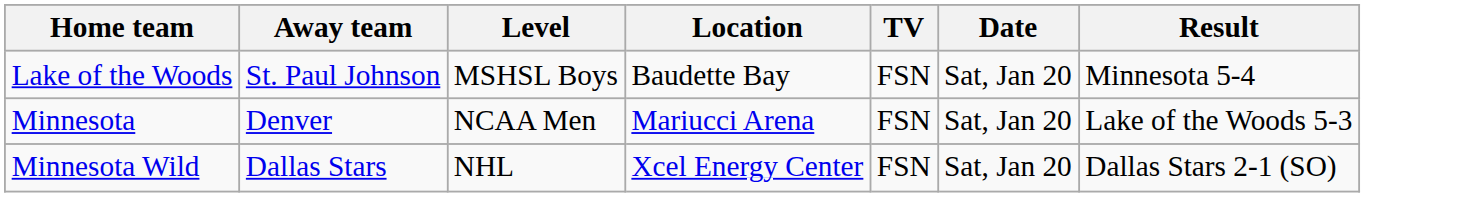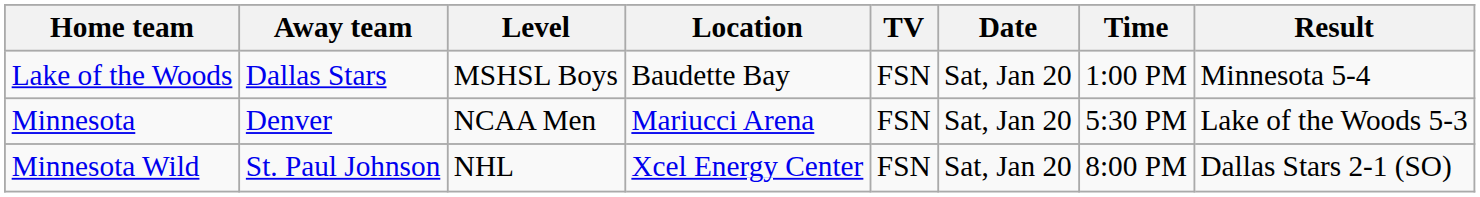+ column: (1136, 27)
(343, 74) St. Paul Johnson -> (316, 74) Dallas Stars
(316, 167) Dallas Stars -> (343, 167) St. Paul Johnson
